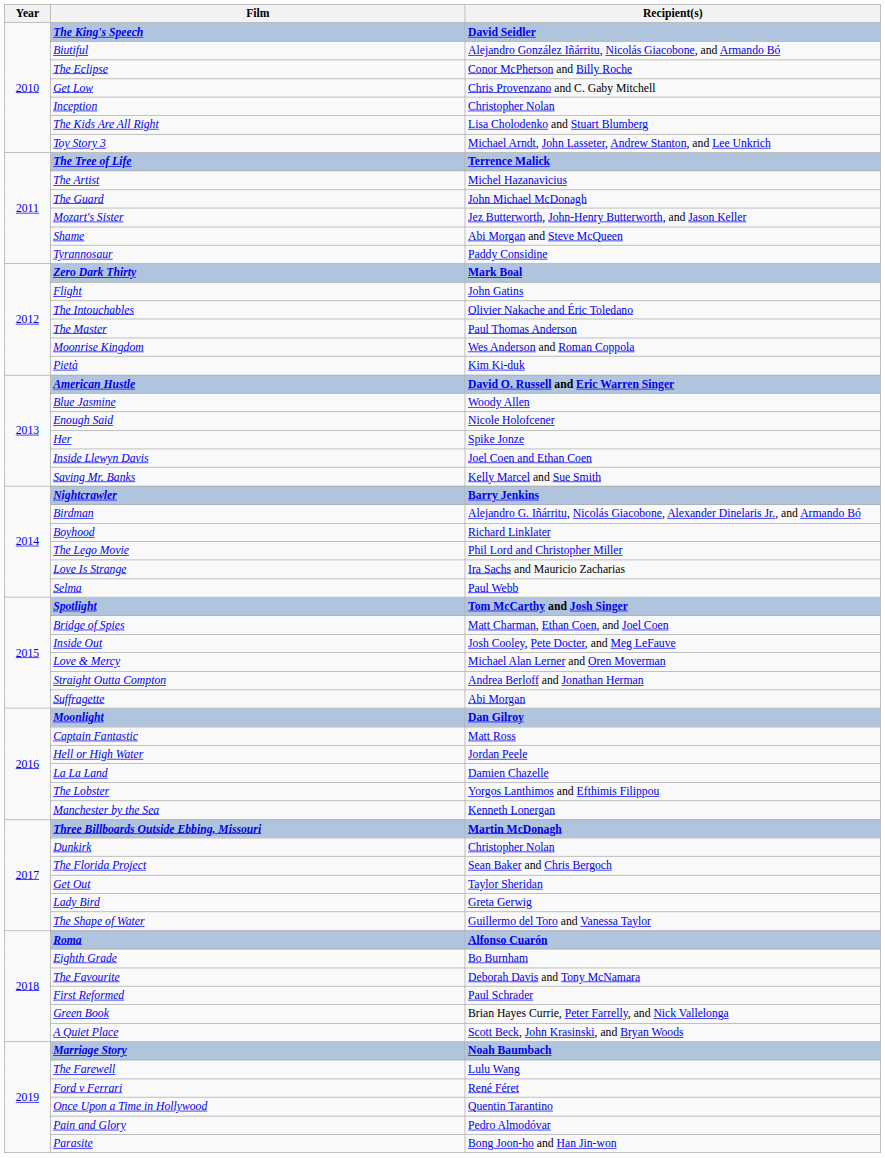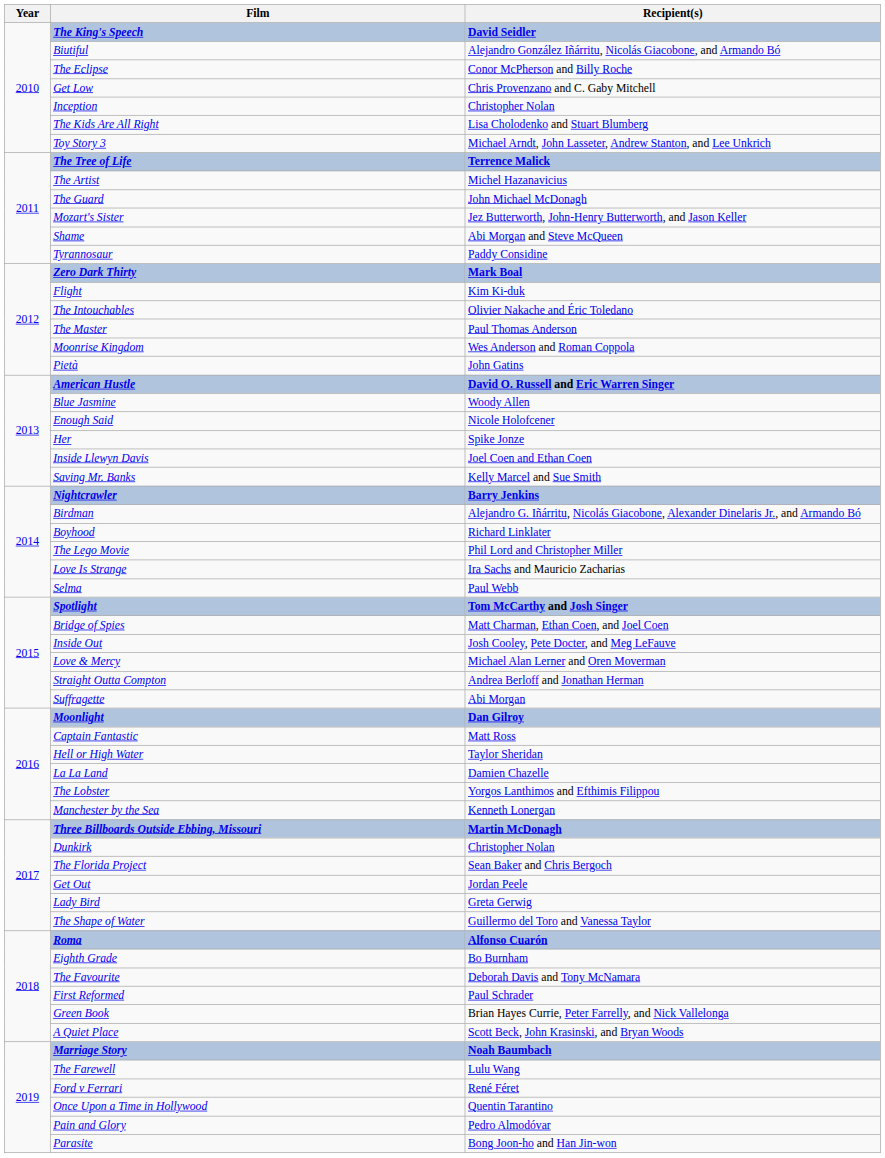(496, 291) John Gatins -> (496, 291) Kim Ki-duk
(496, 365) Kim Ki-duk -> (496, 365) John Gatins
(498, 754) Jordan Peele -> (505, 754) Taylor Sheridan
(505, 884) Taylor Sheridan -> (498, 884) Jordan Peele
